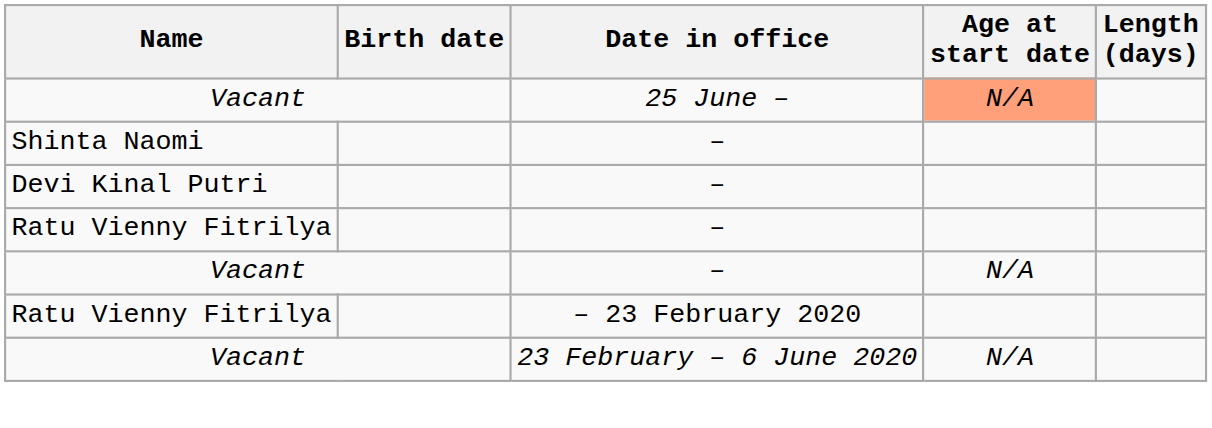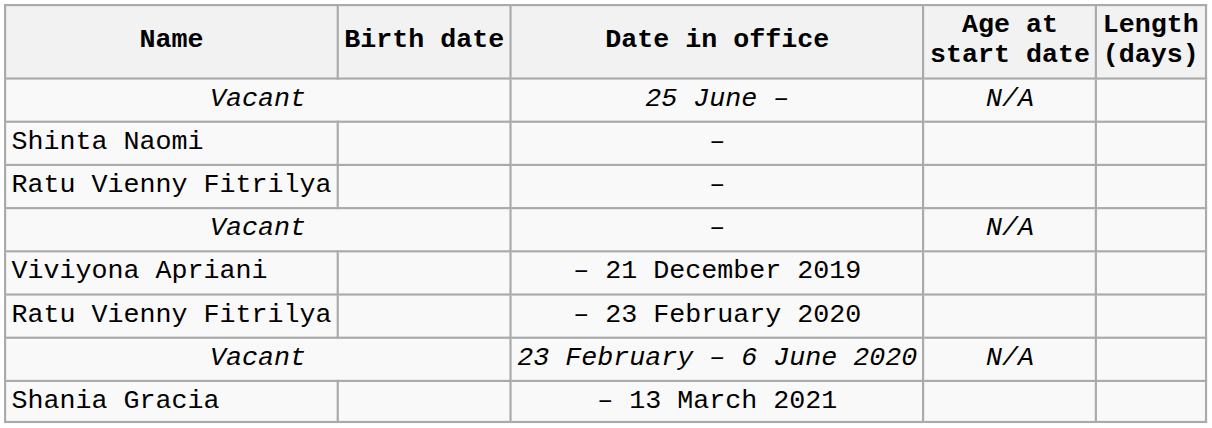(1010, 100) lightsalmon background -> (1010, 100) no background
- row: (140, 186)
+ row: (140, 273)
+ row: (116, 402)
